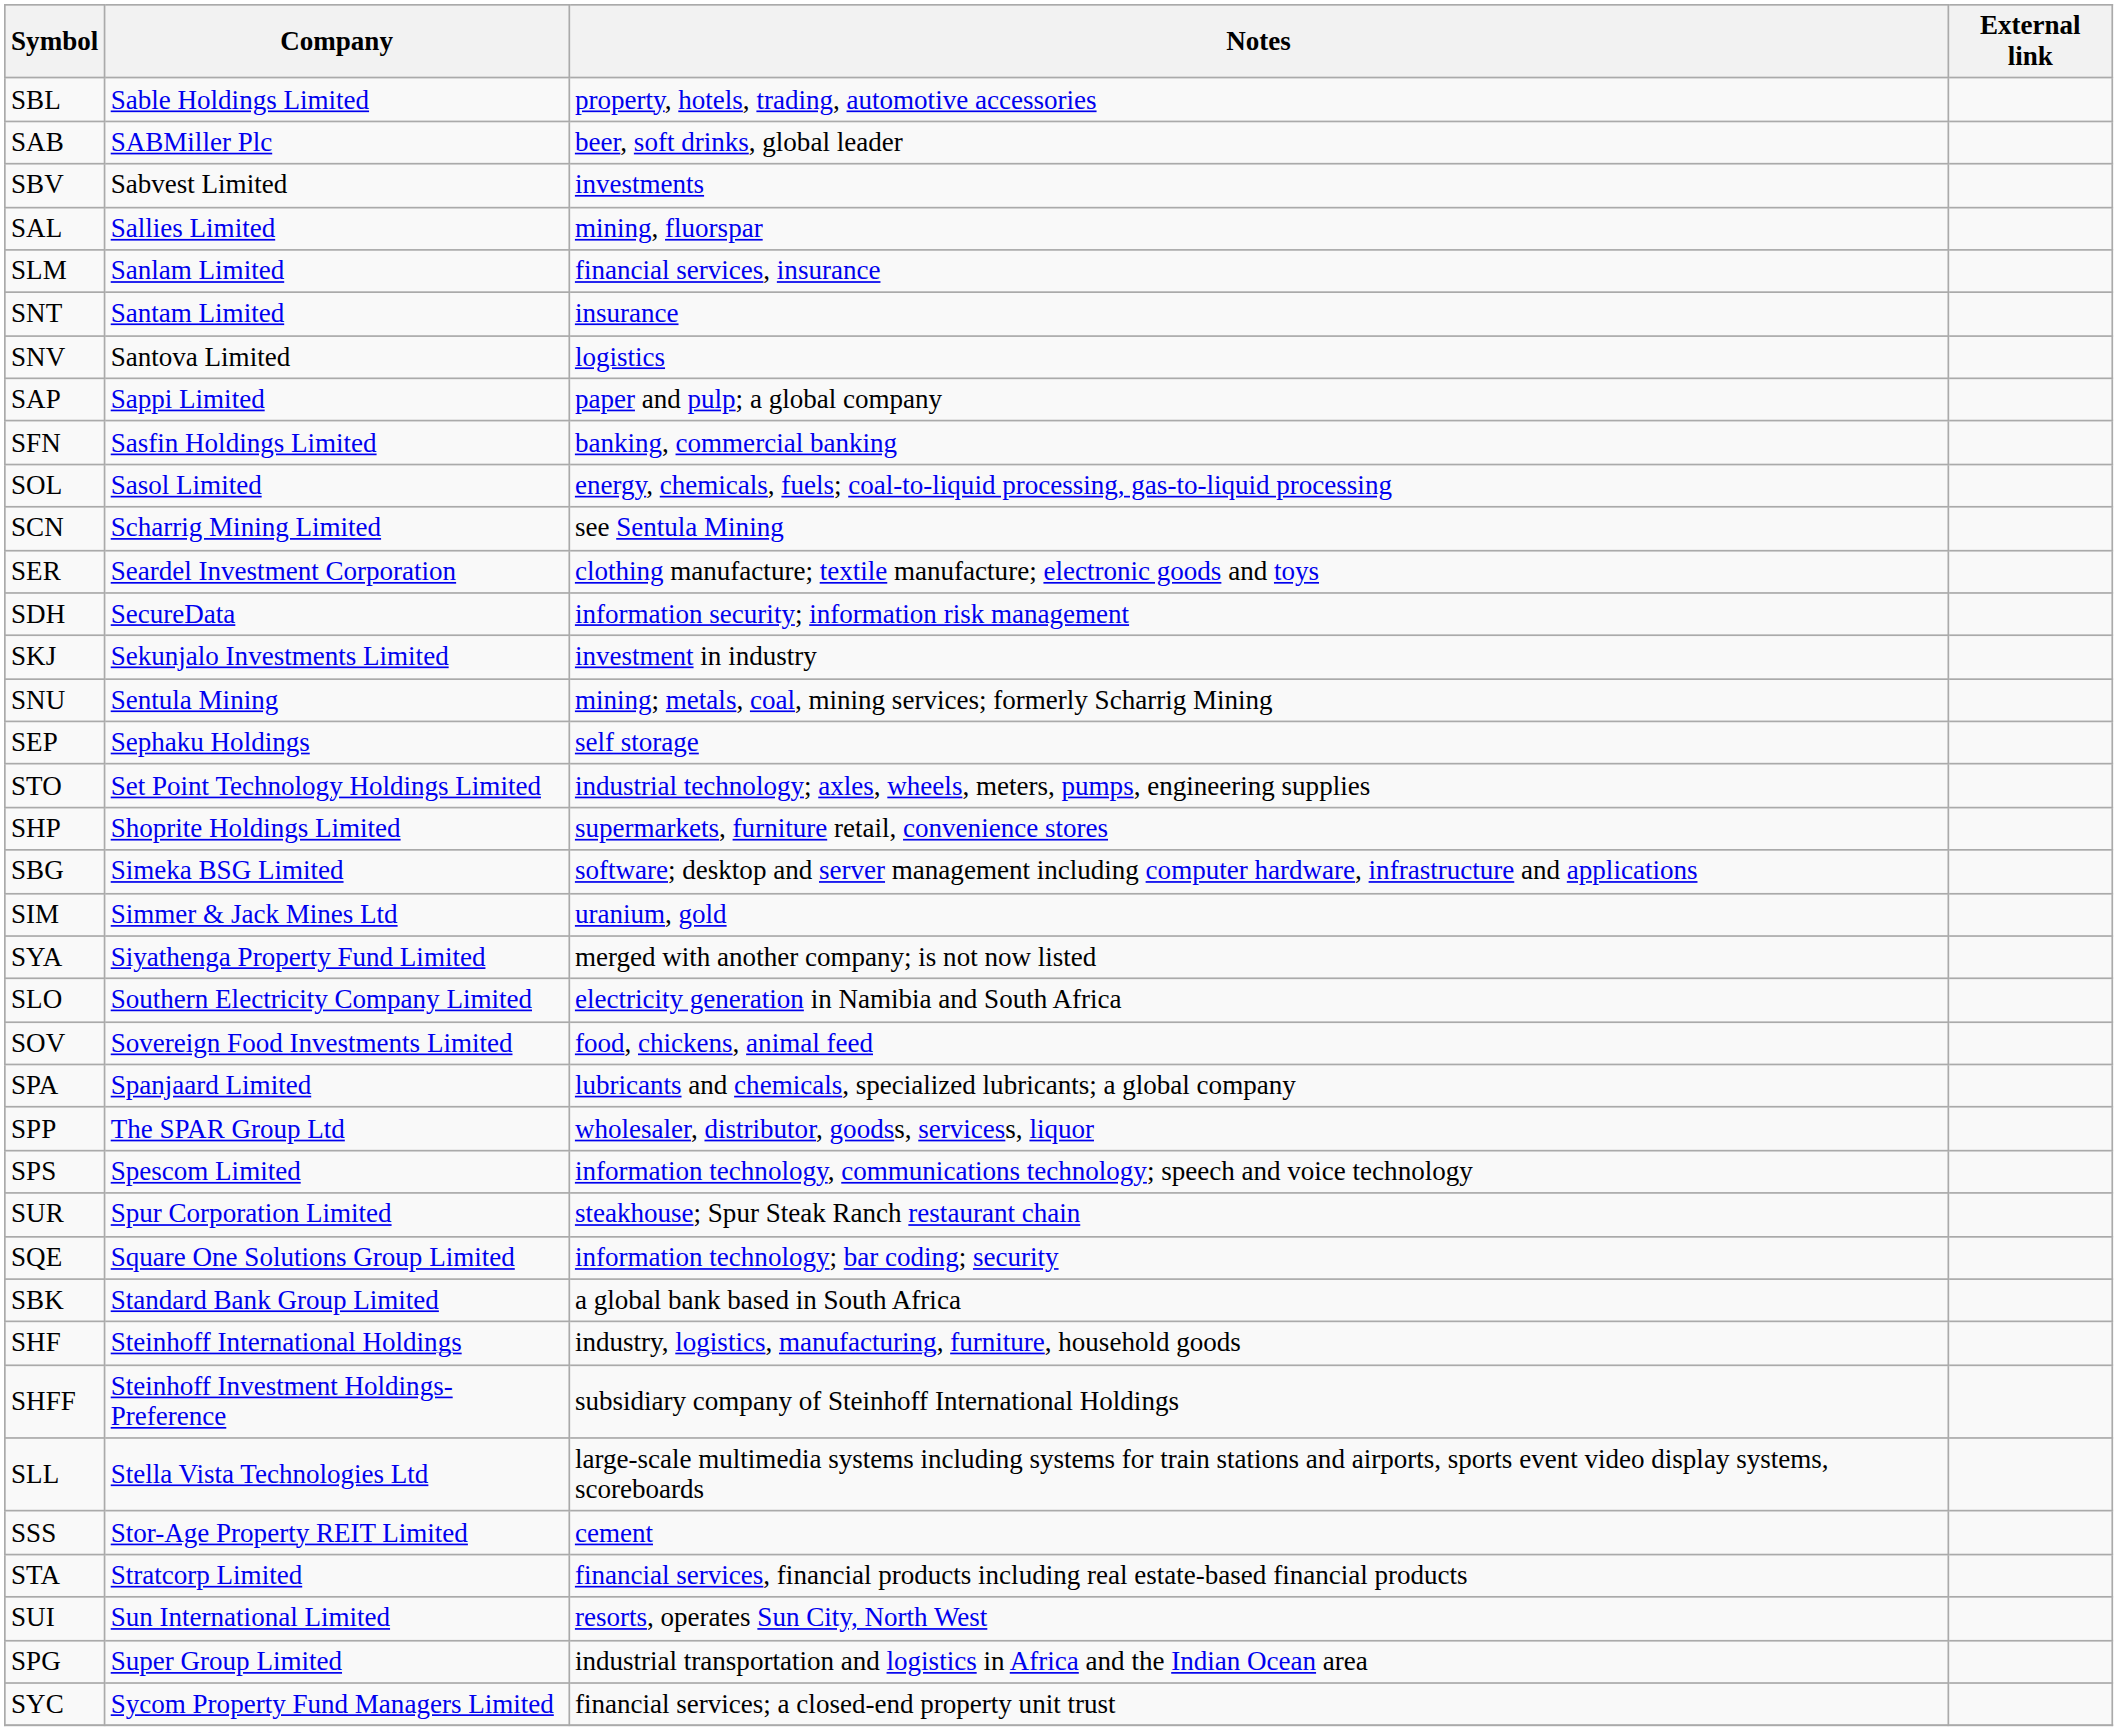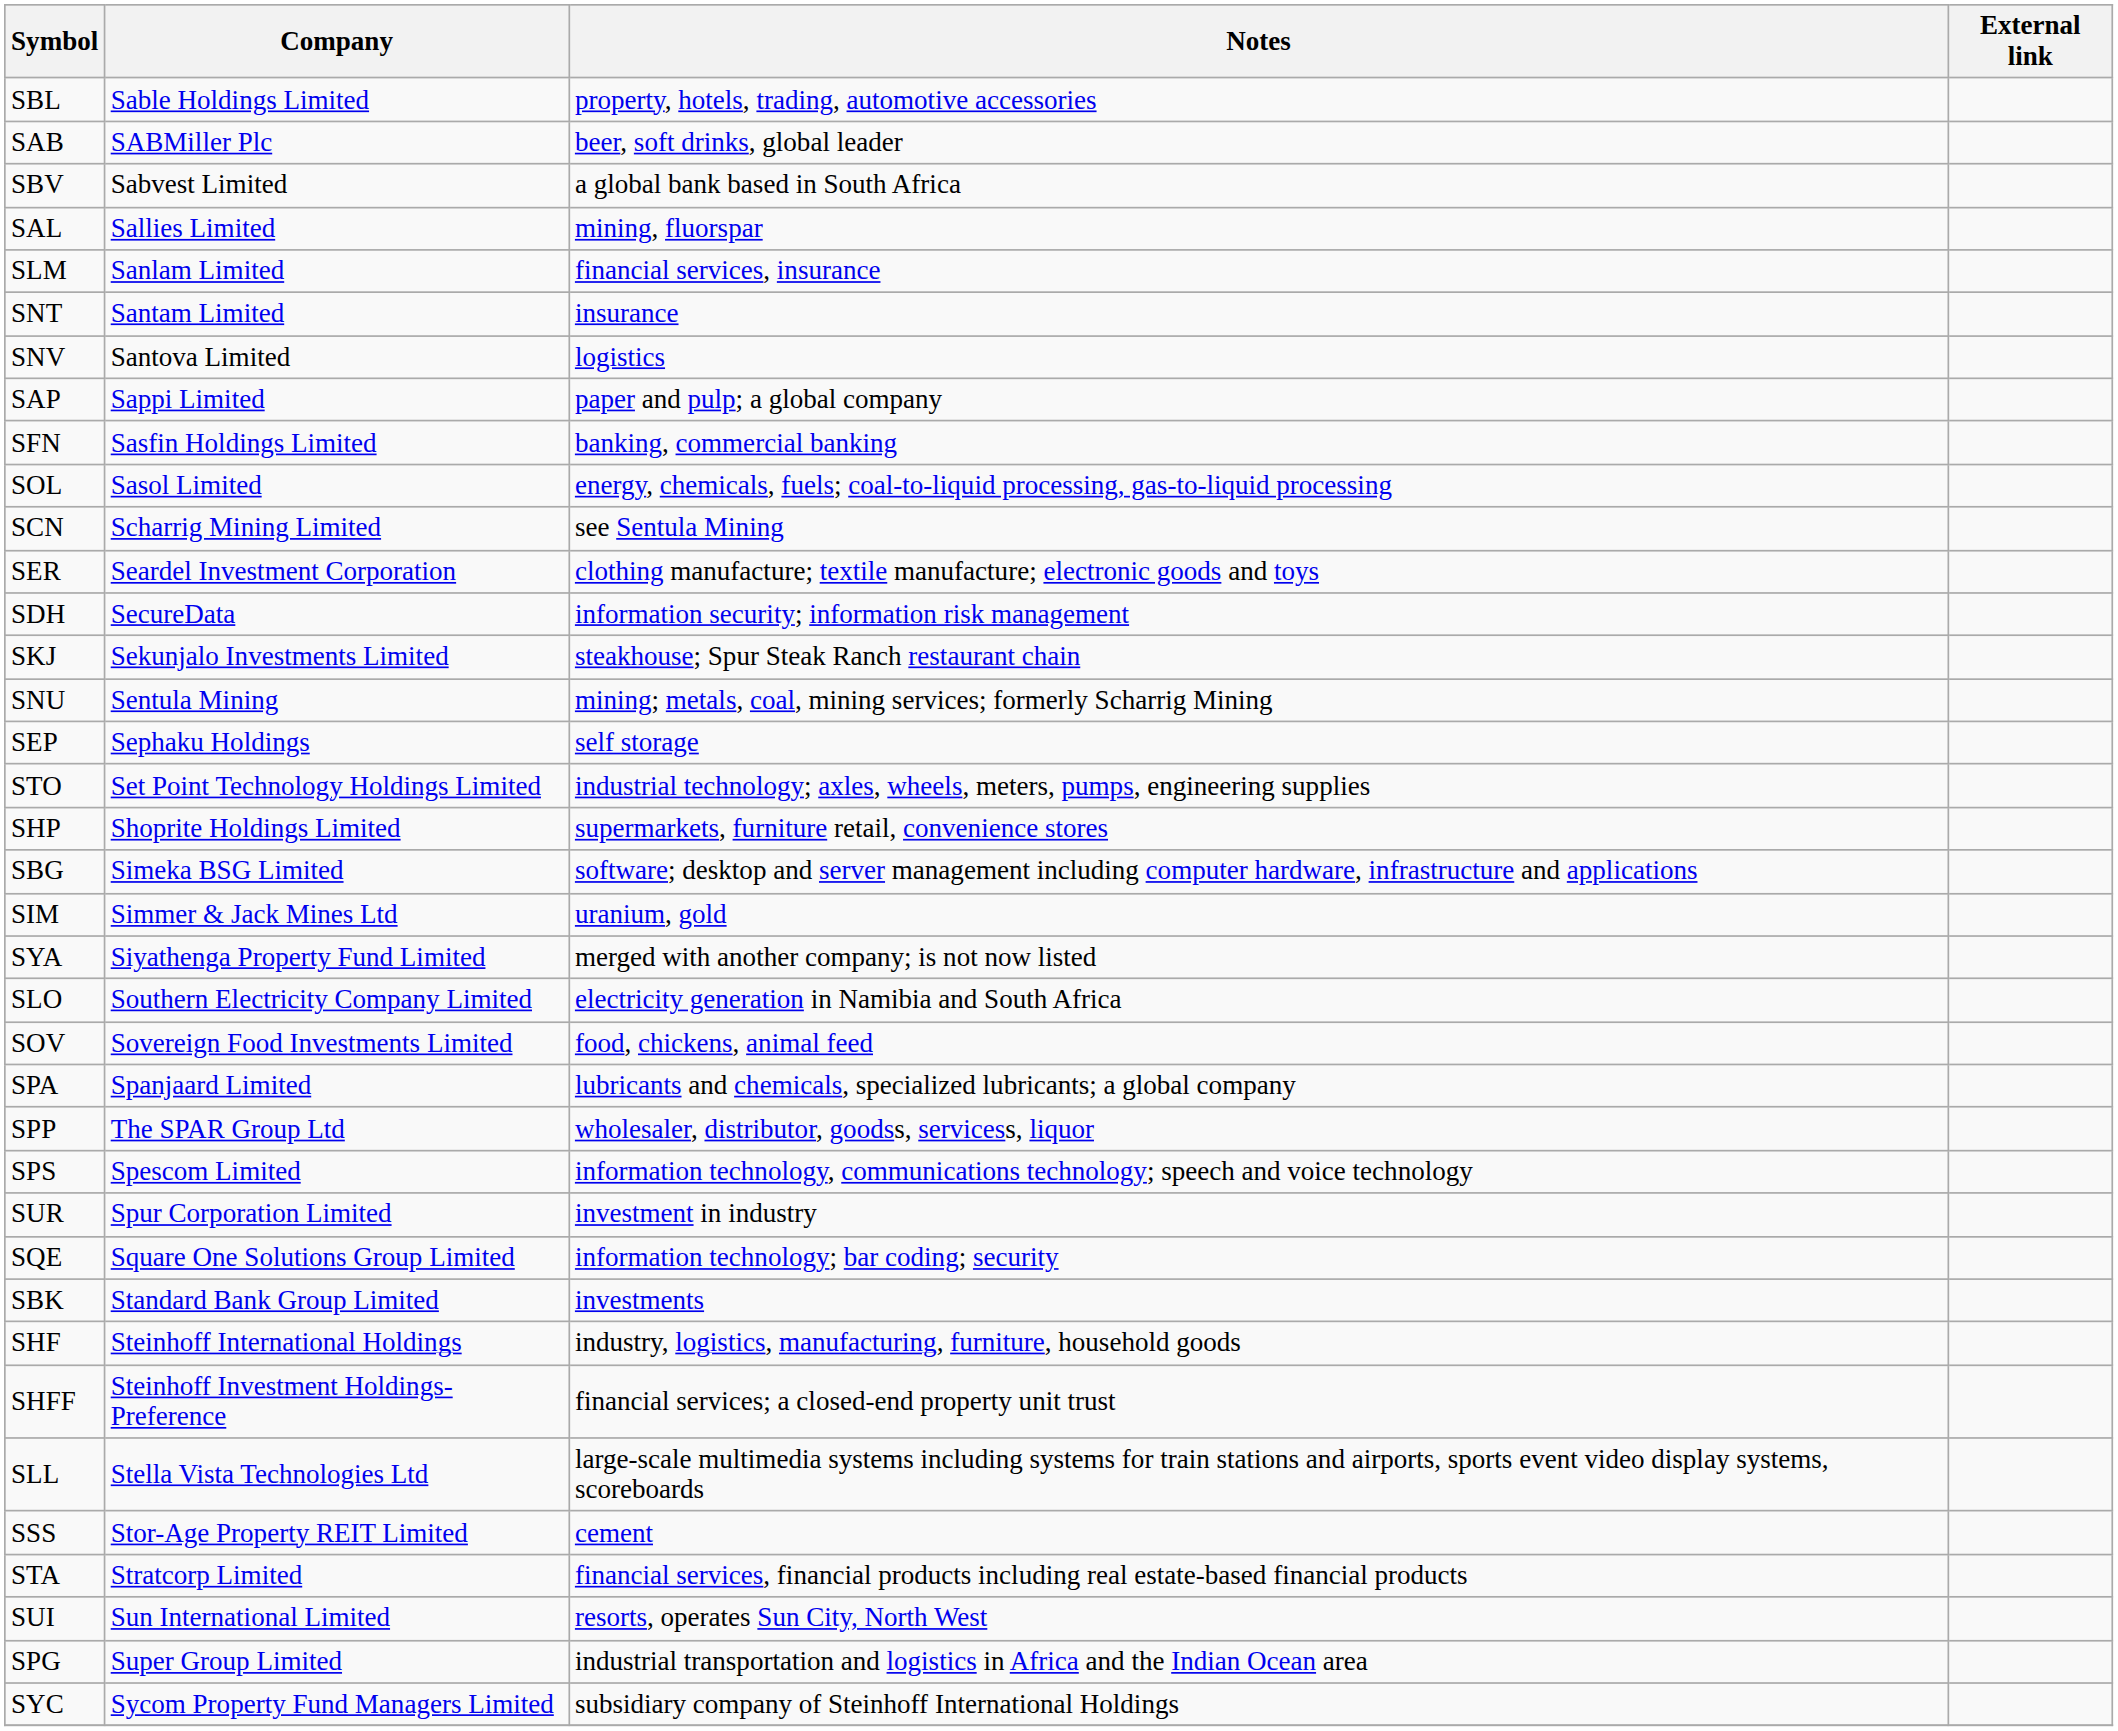(639, 185) investments -> (768, 185) a global bank based in South Africa
(696, 656) investment in industry -> (828, 656) steakhouse; Spur Steak Ranch restaurant chain
(828, 1214) steakhouse; Spur Steak Ranch restaurant chain -> (696, 1214) investment in industry
(768, 1299) a global bank based in South Africa -> (639, 1299) investments
(877, 1400) subsidiary company of Steinhoff International Holdings -> (845, 1400) financial services; a closed-end property unit trust
(845, 1703) financial services; a closed-end property unit trust -> (877, 1703) subsidiary company of Steinhoff International Holdings
